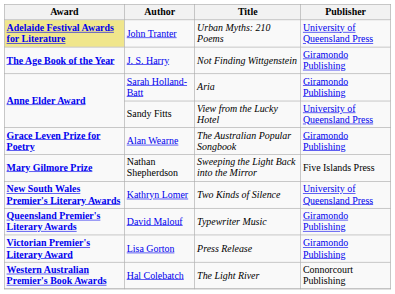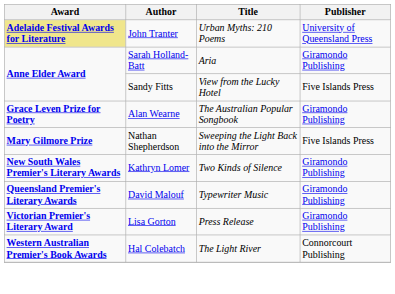- row: (148, 60)
(338, 114) University of Queensland Press -> (338, 87) Five Islands Press
(338, 195) University of Queensland Press -> (325, 168) Giramondo Publishing
